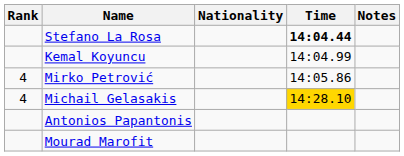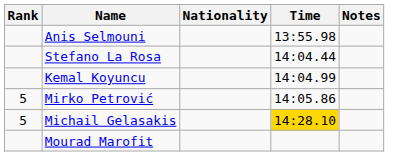+ row: (95, 36)
(320, 36) bold -> (305, 57) normal
(23, 78) 4 -> (23, 99) 5
(23, 99) 4 -> (23, 120) 5
- row: (118, 120)
